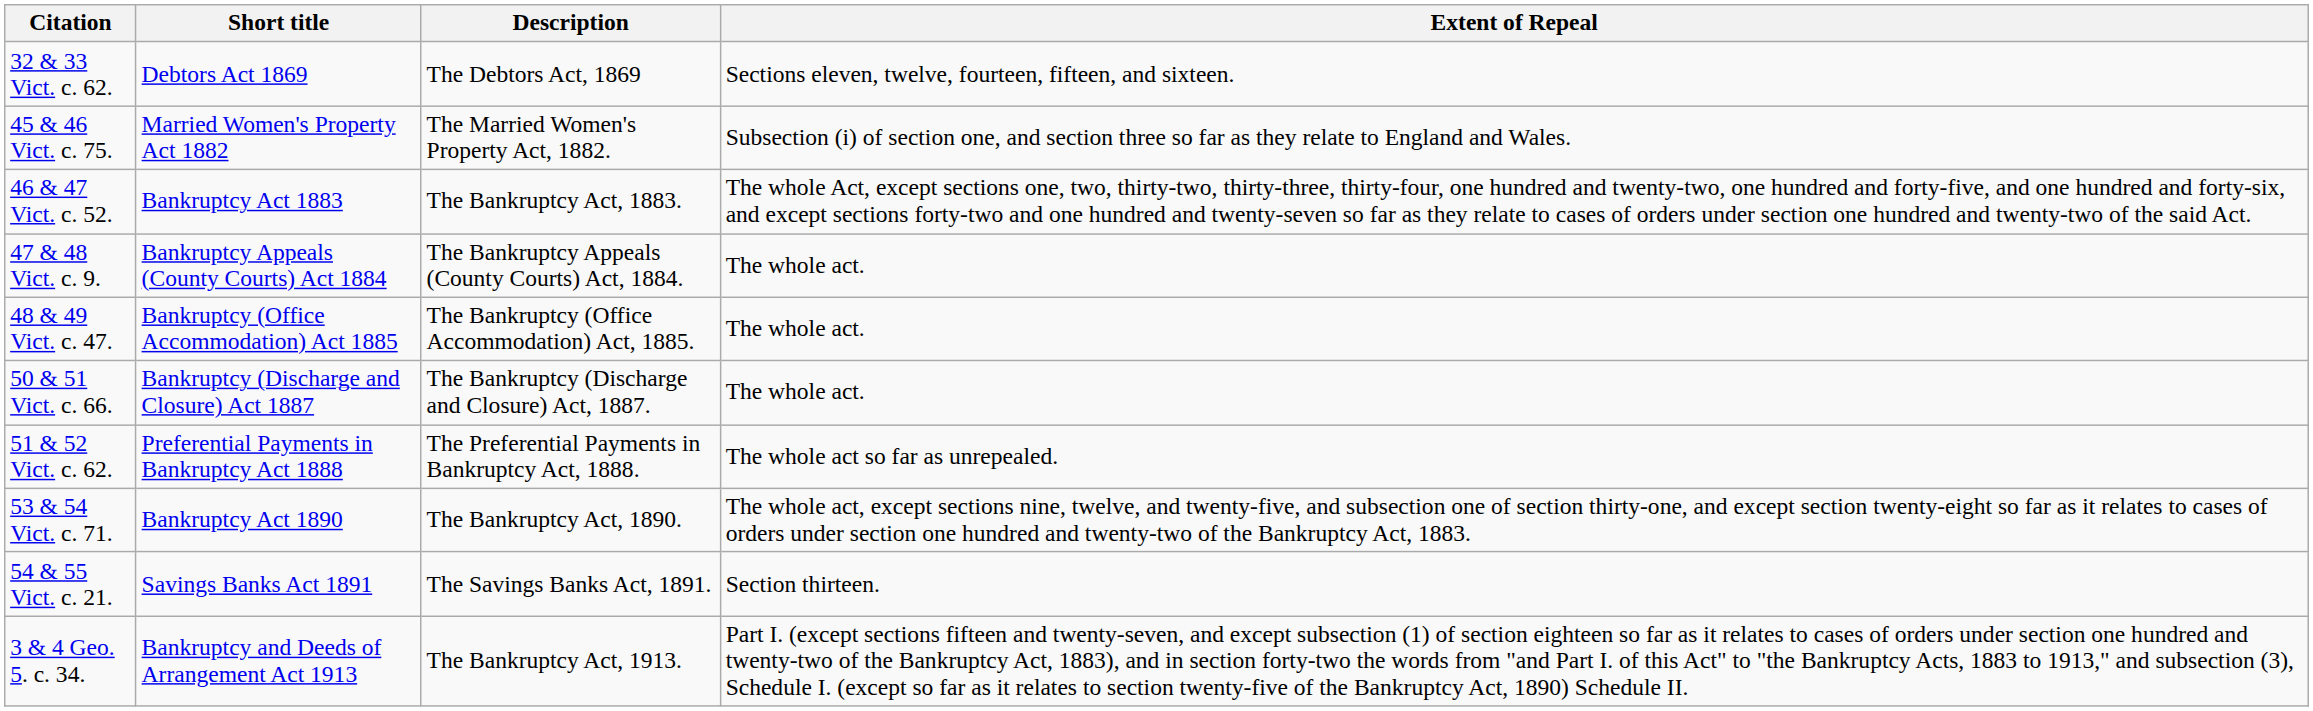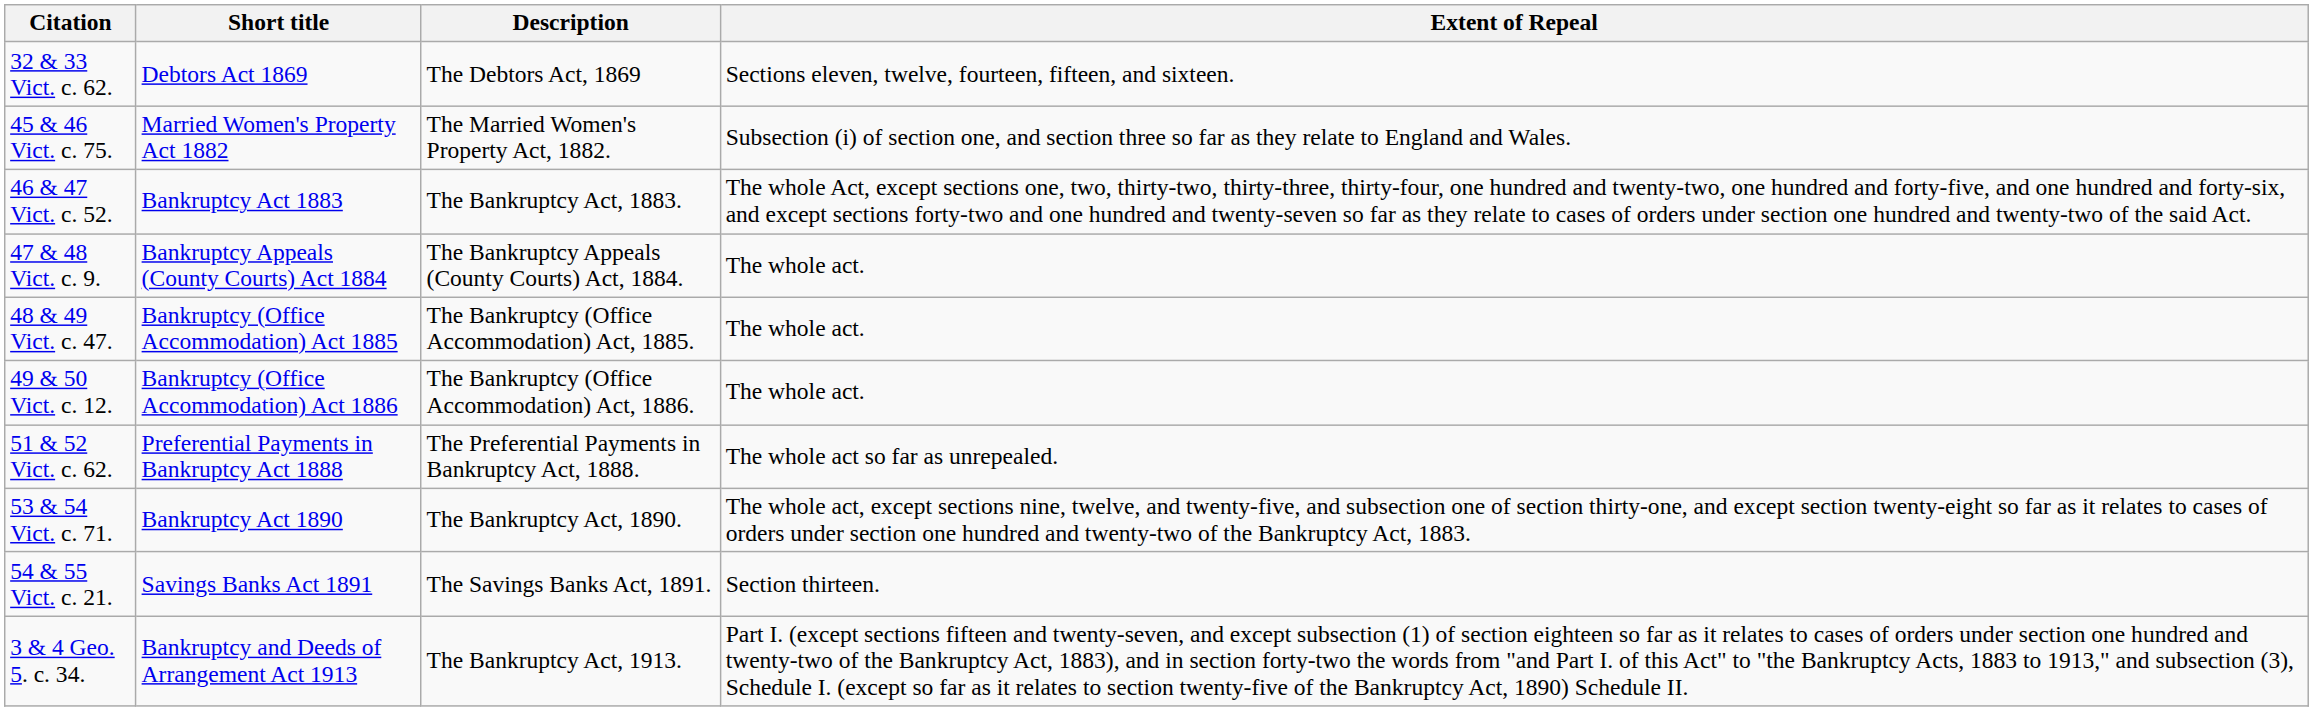+ row: (61, 392)
- row: (61, 392)
